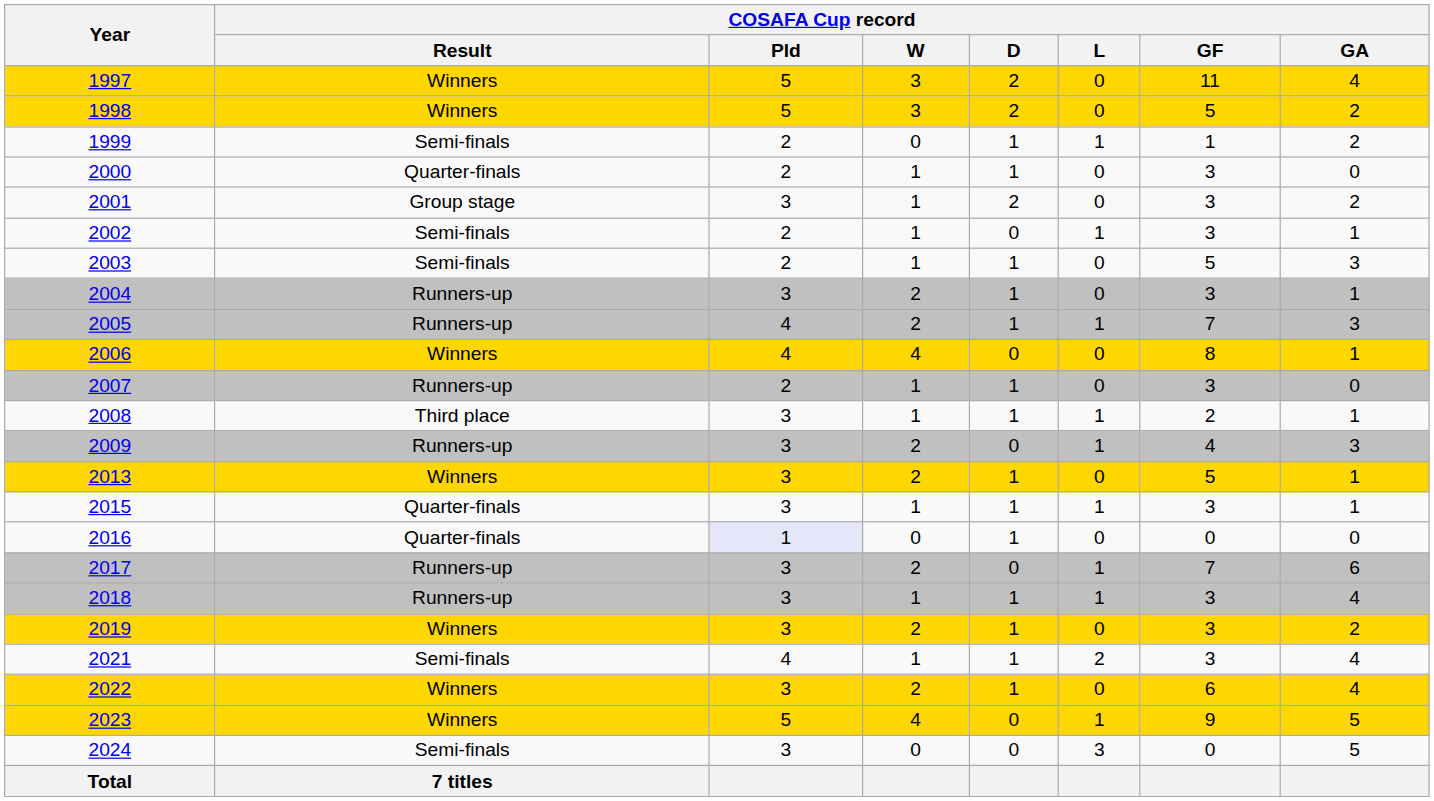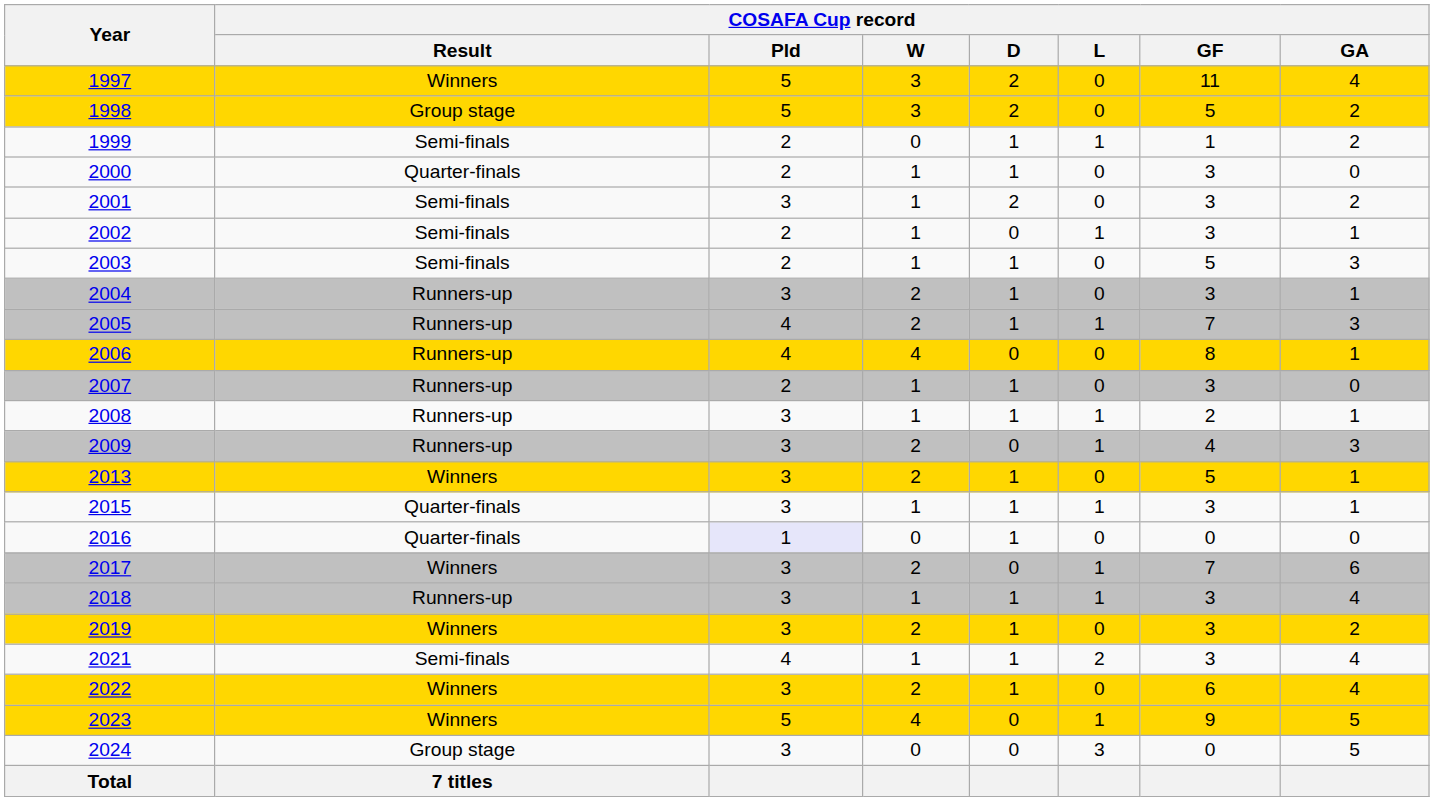(462, 111) Winners -> (462, 111) Group stage
(462, 202) Group stage -> (462, 202) Semi-finals
(462, 354) Winners -> (462, 354) Runners-up
(462, 415) Third place -> (462, 415) Runners-up
(462, 567) Runners-up -> (462, 567) Winners
(462, 750) Semi-finals -> (462, 750) Group stage
